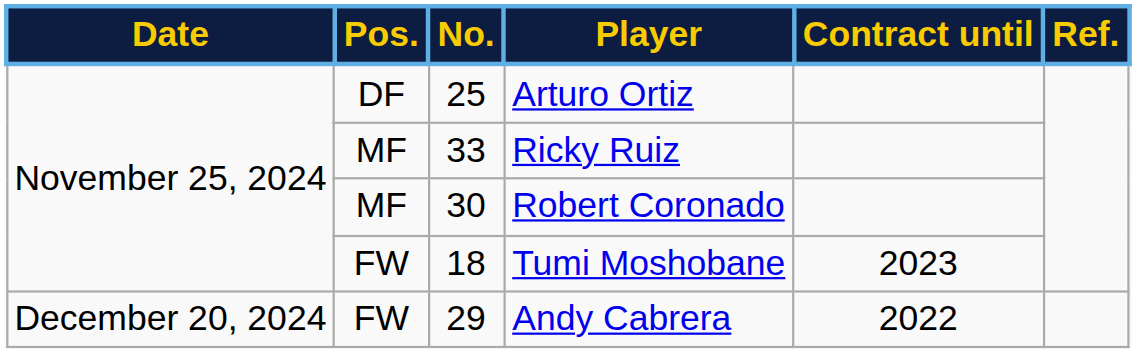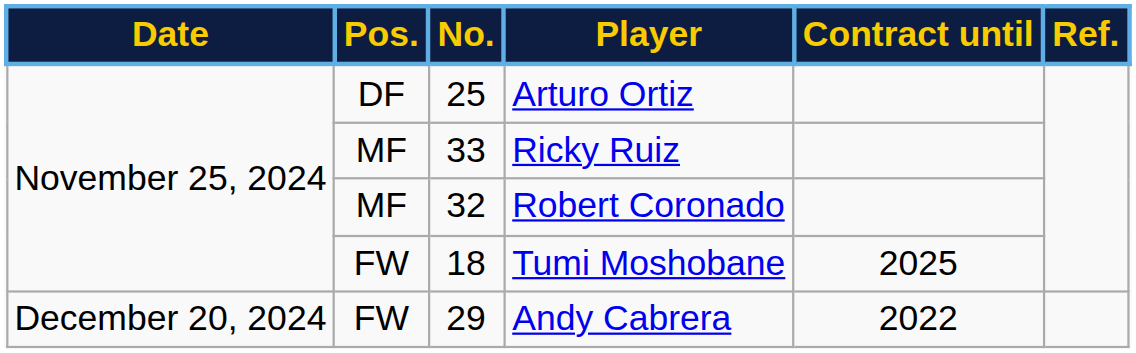(466, 206) 30 -> (466, 206) 32
(918, 262) 2023 -> (918, 262) 2025
